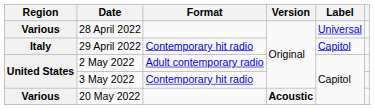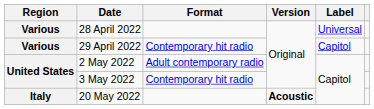(41, 46) Italy -> (41, 46) Various
(41, 96) Various -> (41, 96) Italy
